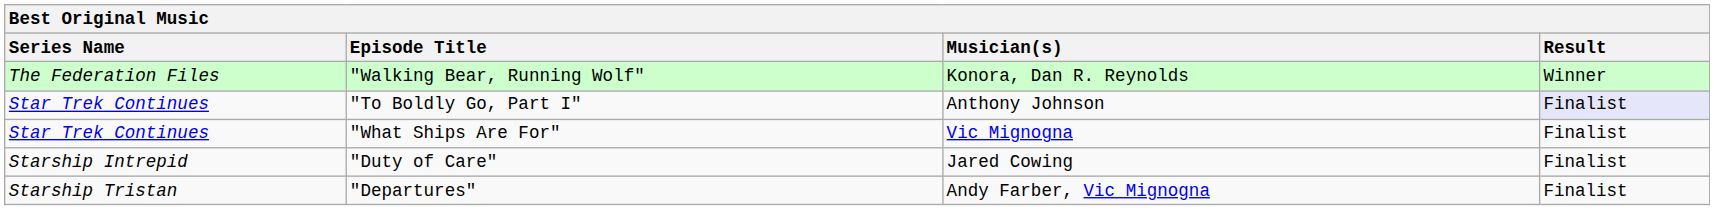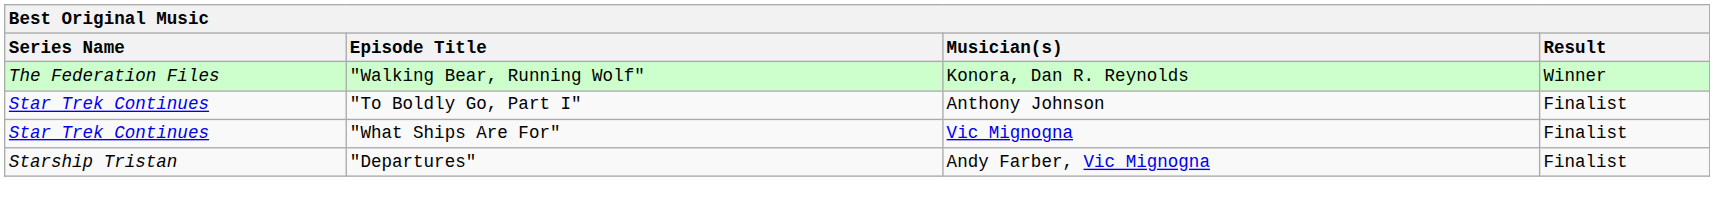(1586, 105) lavender background -> (1586, 105) no background
- row: (424, 162)
